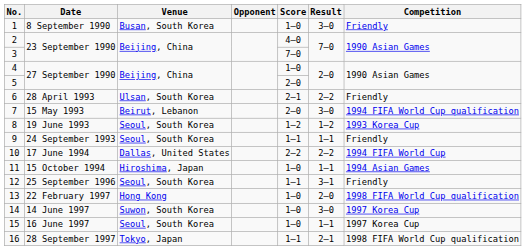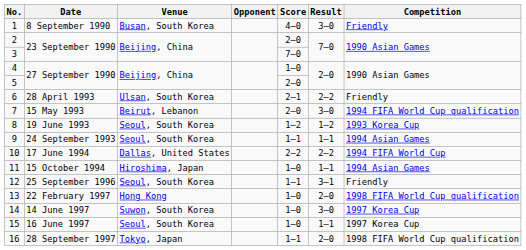(293, 26) 1–0 -> (293, 26) 4–0
(293, 40) 4–0 -> (293, 40) 2–0
(367, 139) Friendly -> (388, 139) 1994 Asian Games
(326, 239) 2–1 -> (326, 239) 2–0
